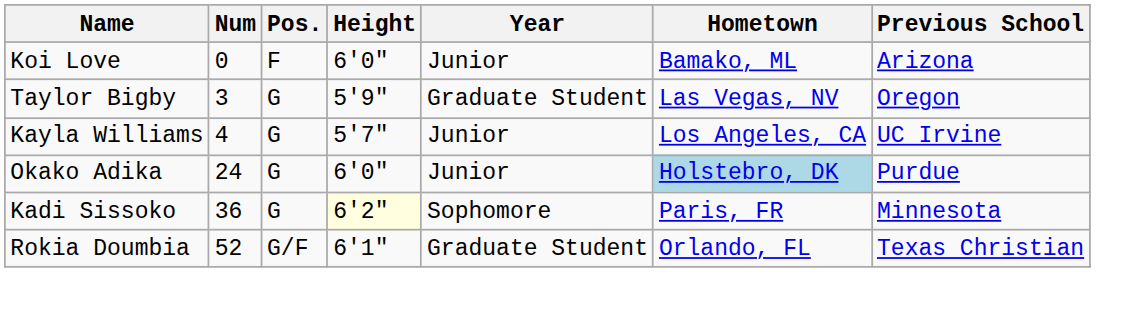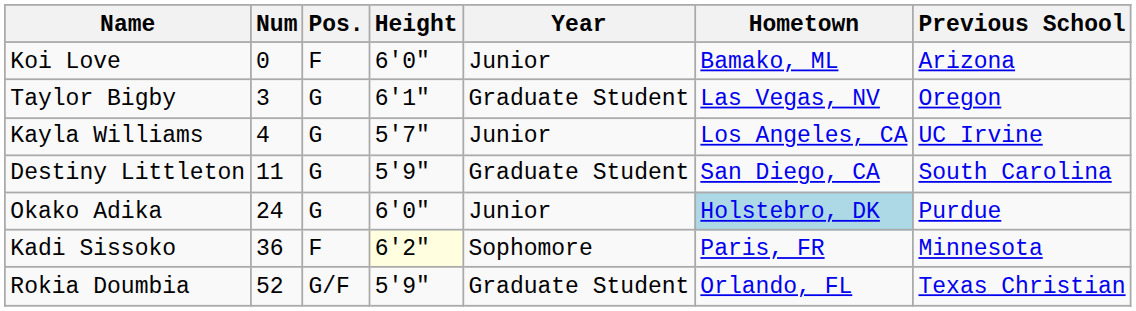(361, 99) 5'9" -> (402, 99) 6'1"
+ row: (128, 174)
(274, 211) G -> (315, 249) F
(361, 249) 6'1" -> (402, 286) 5'9"
